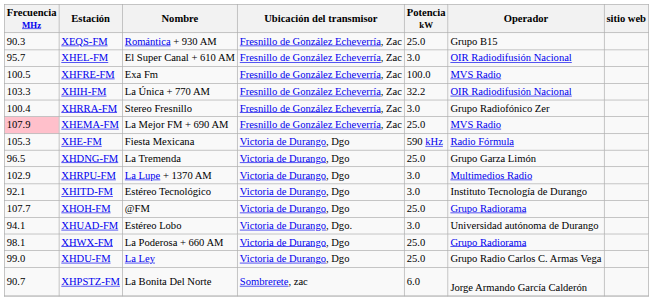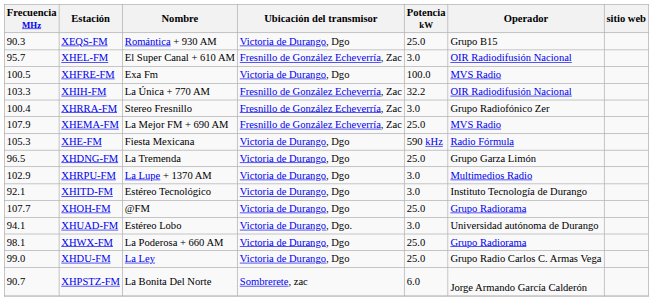(321, 41) Fresnillo de González Echeverría, Zac -> (295, 41) Victoria de Durango, Dgo
(321, 74) Fresnillo de González Echeverría, Zac -> (295, 74) Victoria de Durango, Dgo
(19, 125) pink background -> (19, 125) no background
